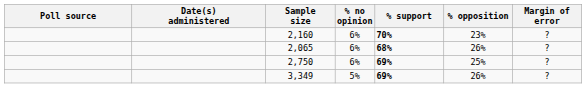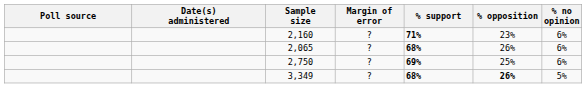columns swapped: (547, 16) <-> (355, 16)
(384, 35) 70% -> (414, 35) 71%
(384, 76) 69% -> (414, 76) 68%
(478, 76) normal -> (507, 76) bold
